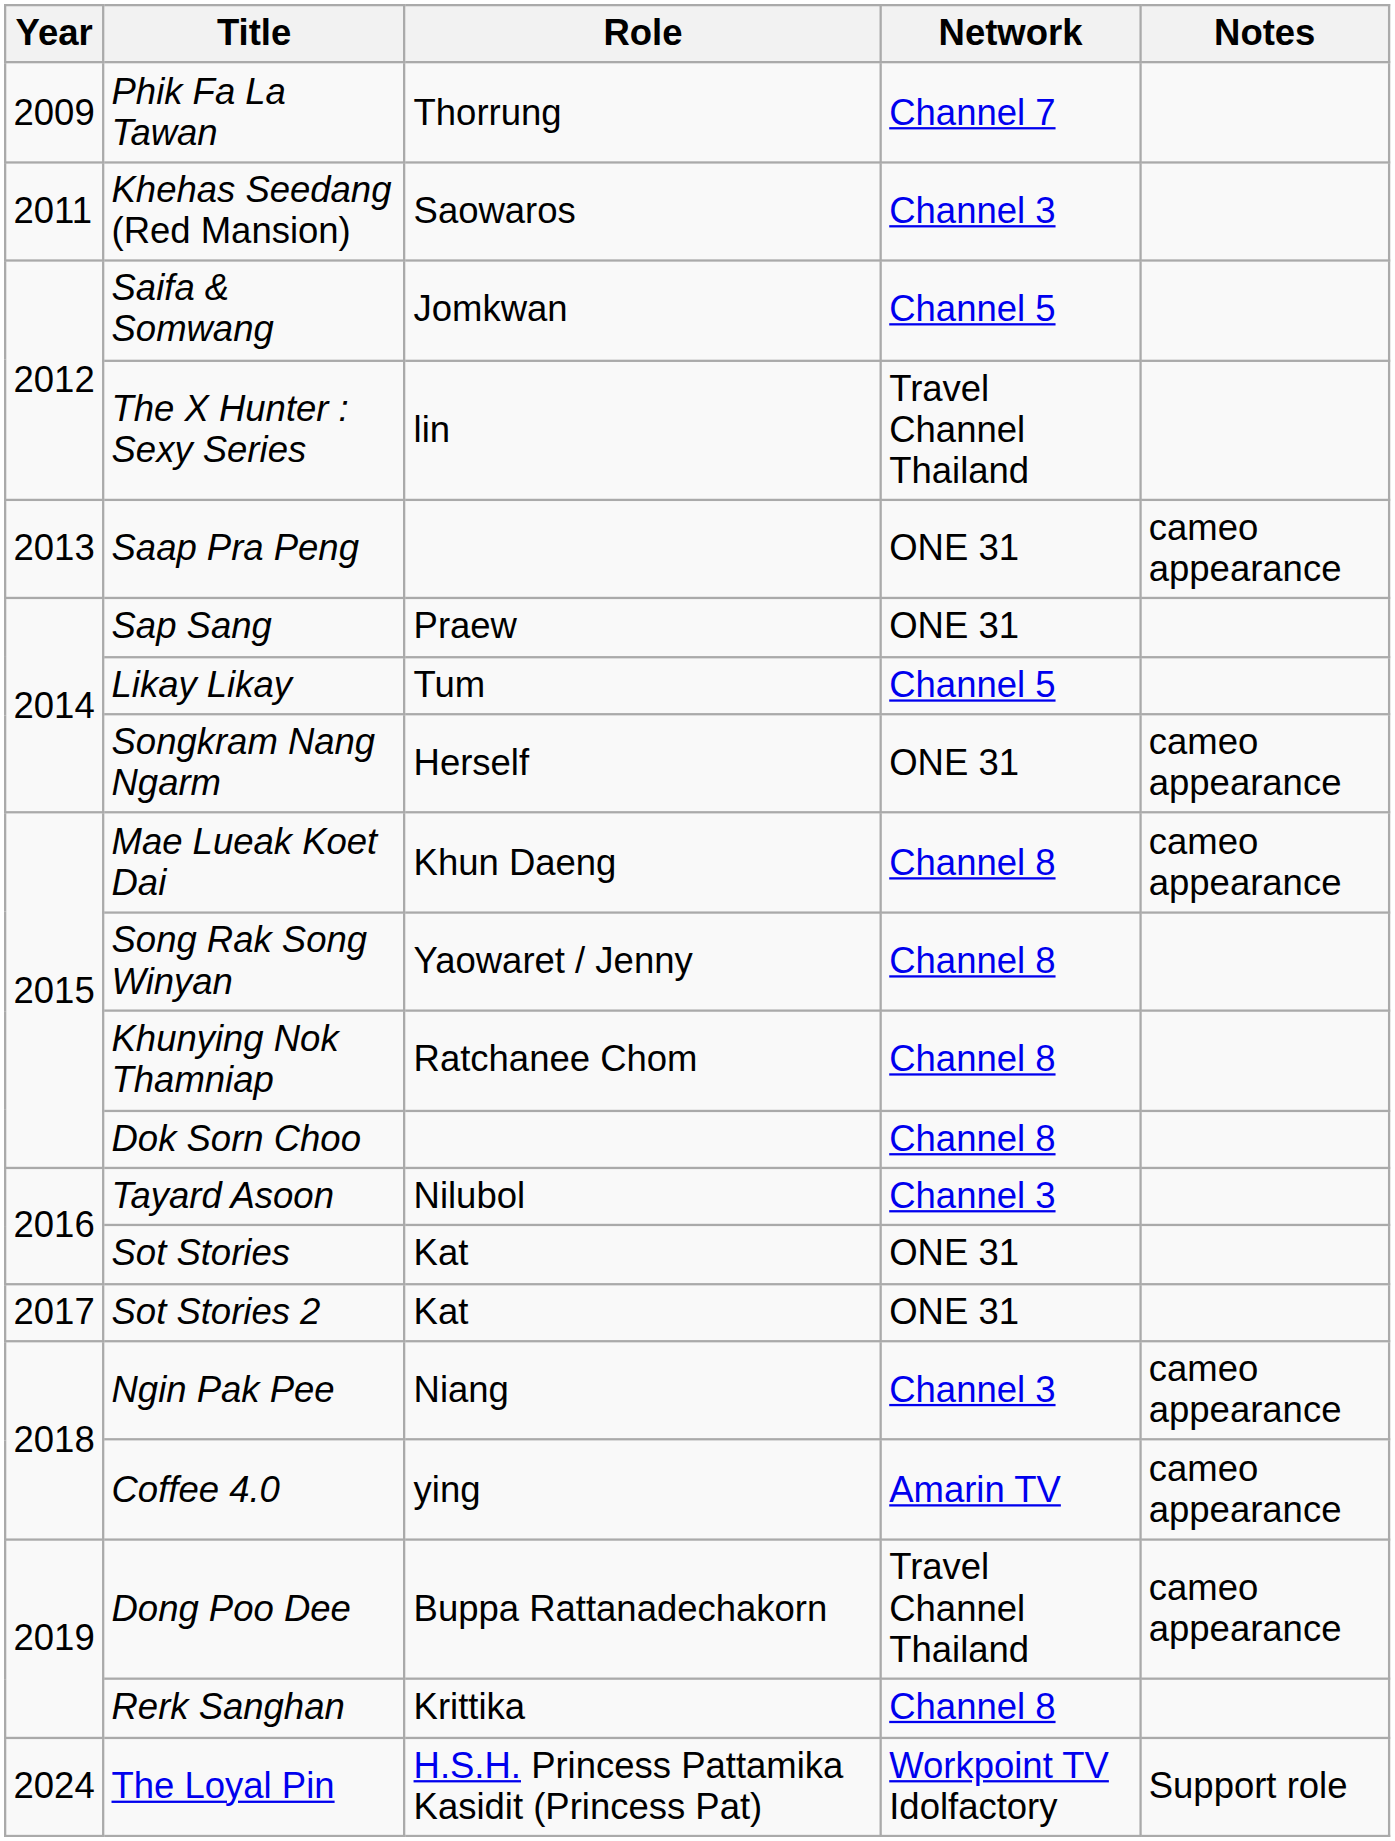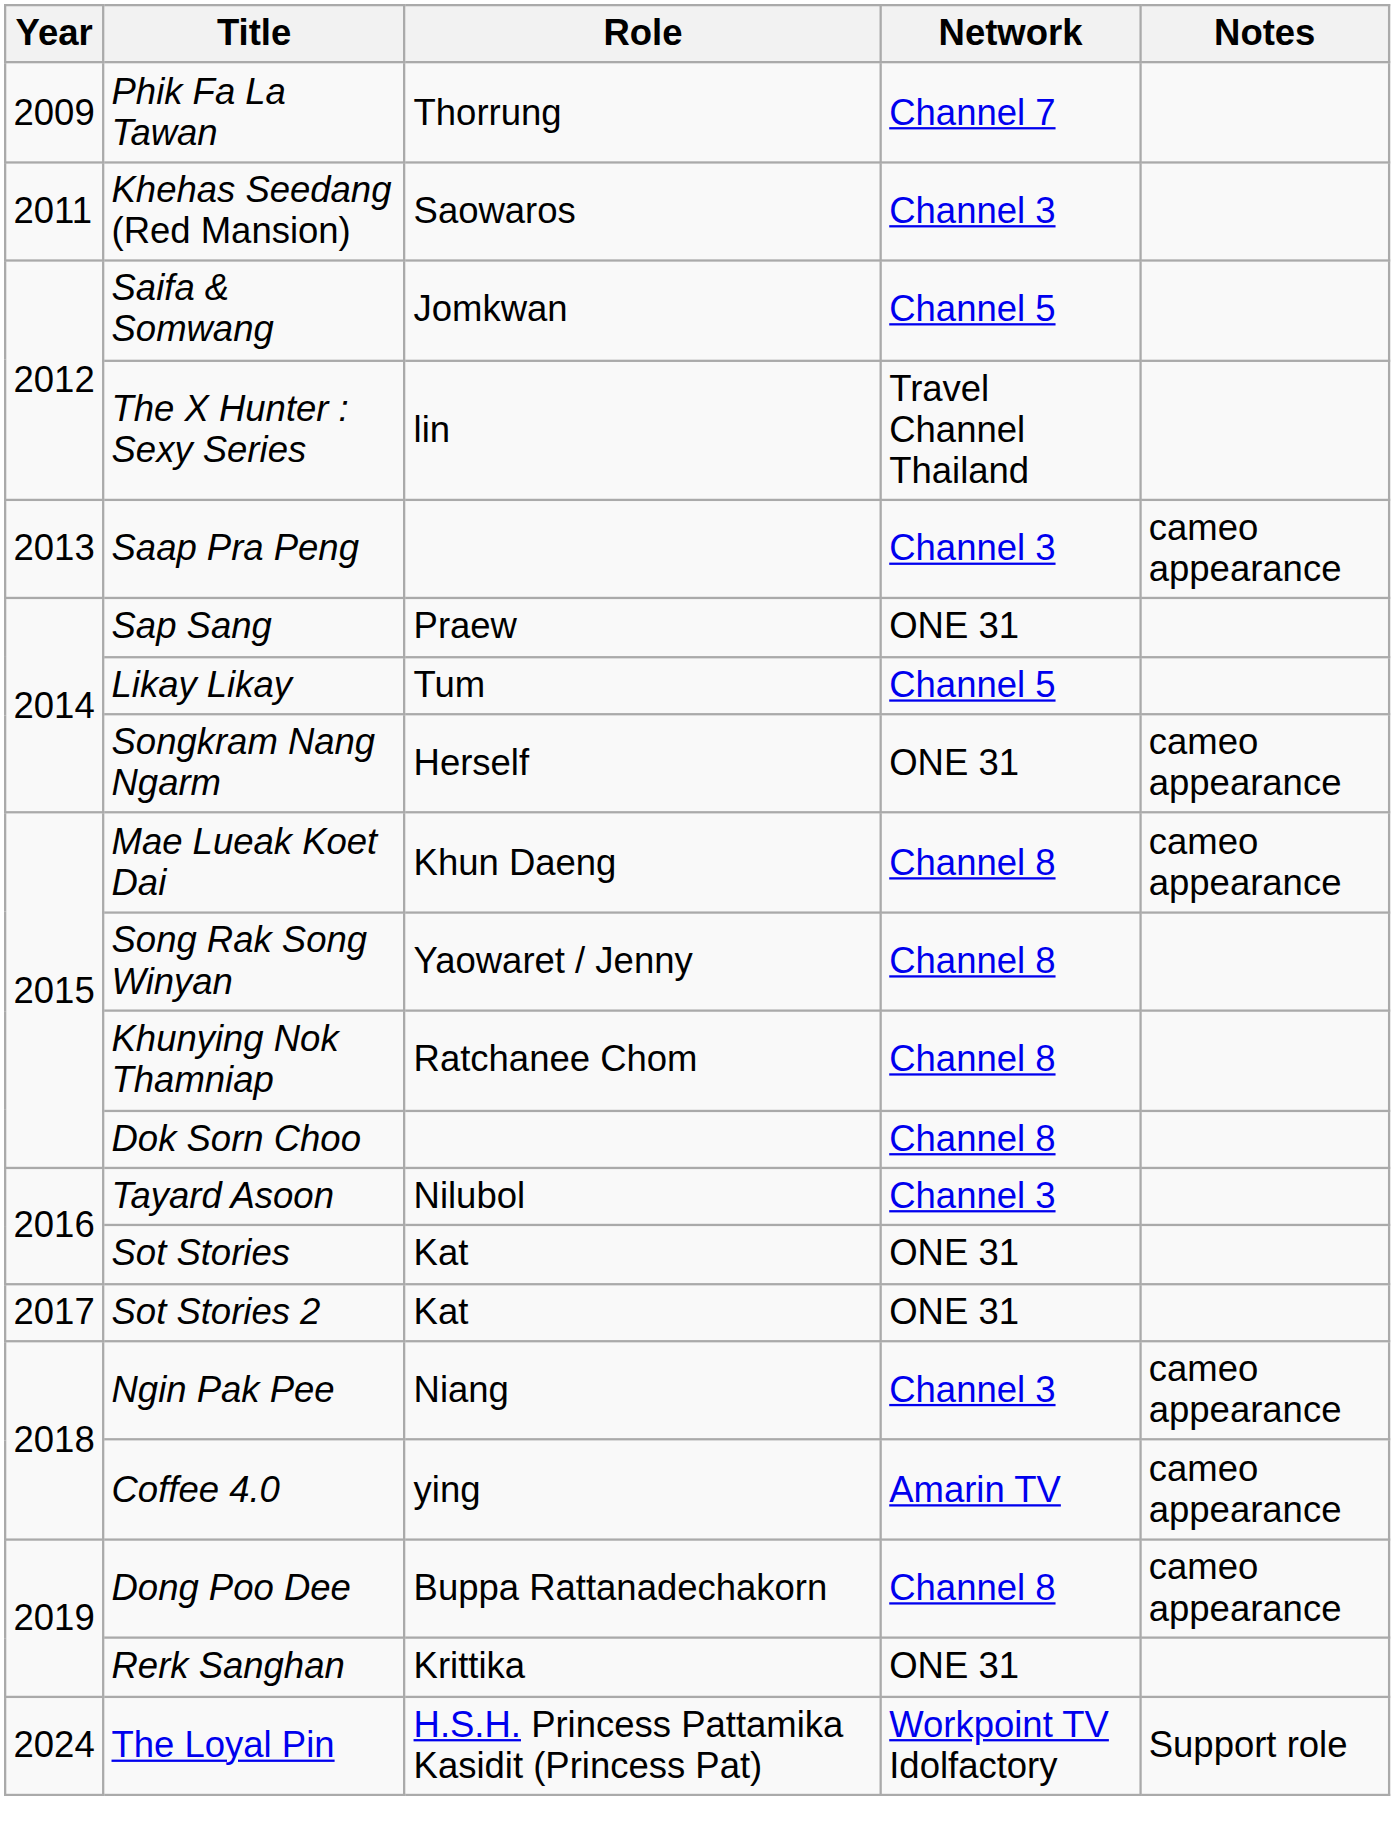(954, 548) ONE 31 -> (972, 548) Channel 3
(959, 1608) Travel Channel Thailand -> (972, 1587) Channel 8
(972, 1707) Channel 8 -> (954, 1666) ONE 31
